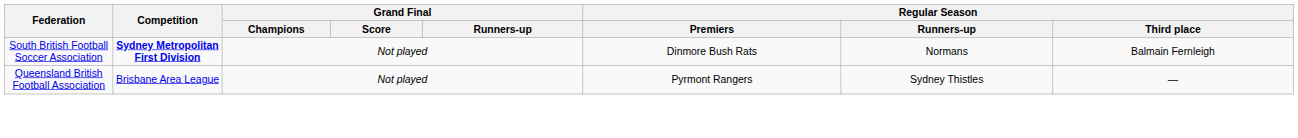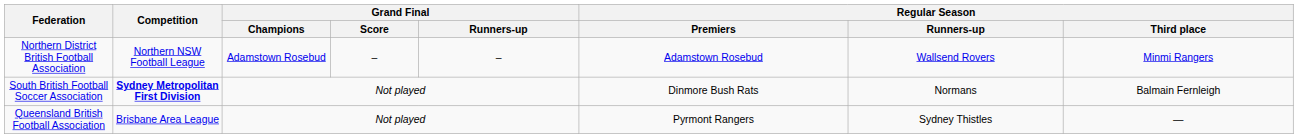+ row: (59, 57)
